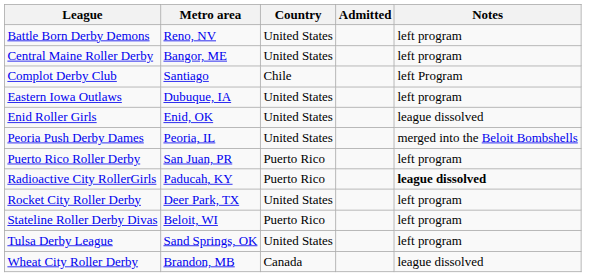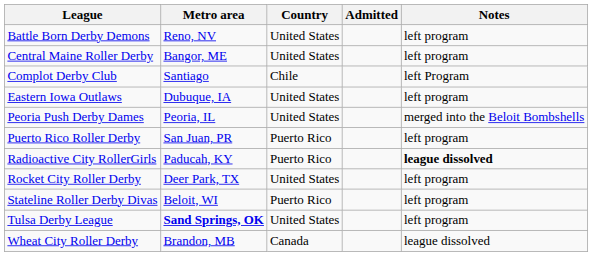- row: (52, 117)
(210, 240) normal -> (214, 220) bold
